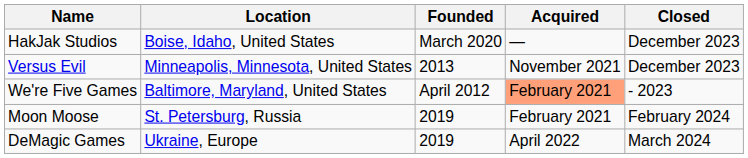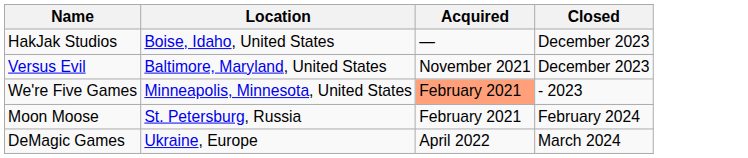- column: (461, 16)
(278, 66) Minneapolis, Minnesota, United States -> (266, 66) Baltimore, Maryland, United States
(266, 91) Baltimore, Maryland, United States -> (278, 91) Minneapolis, Minnesota, United States
